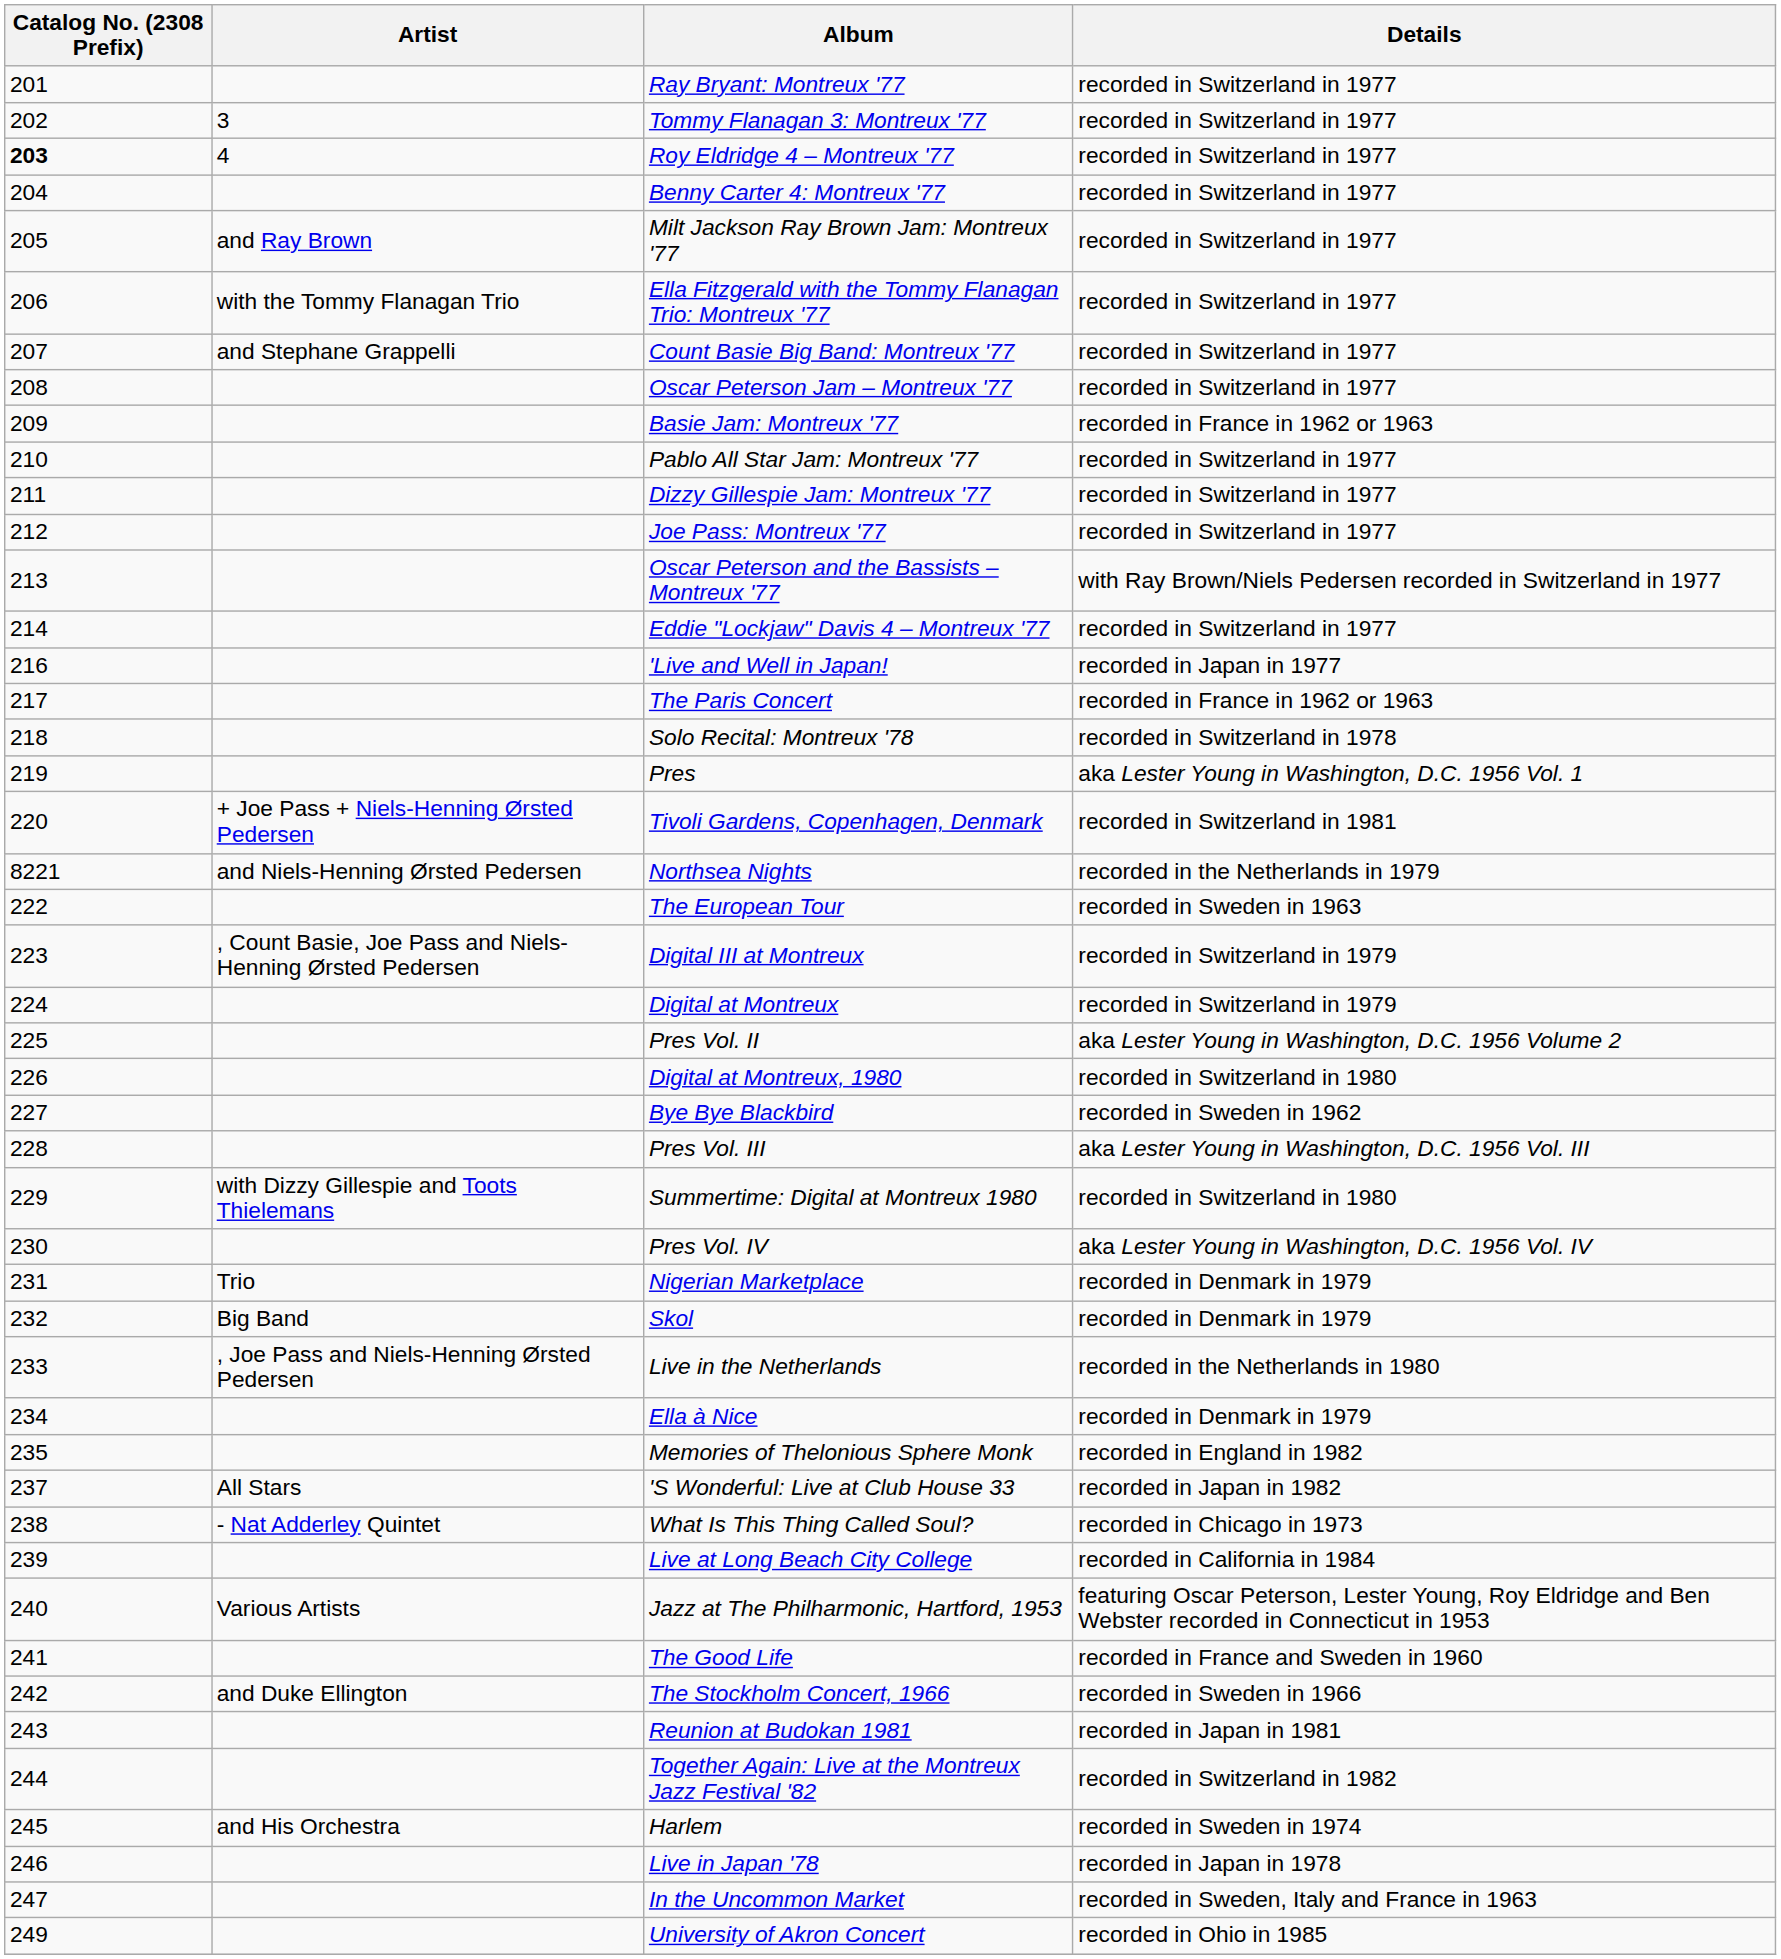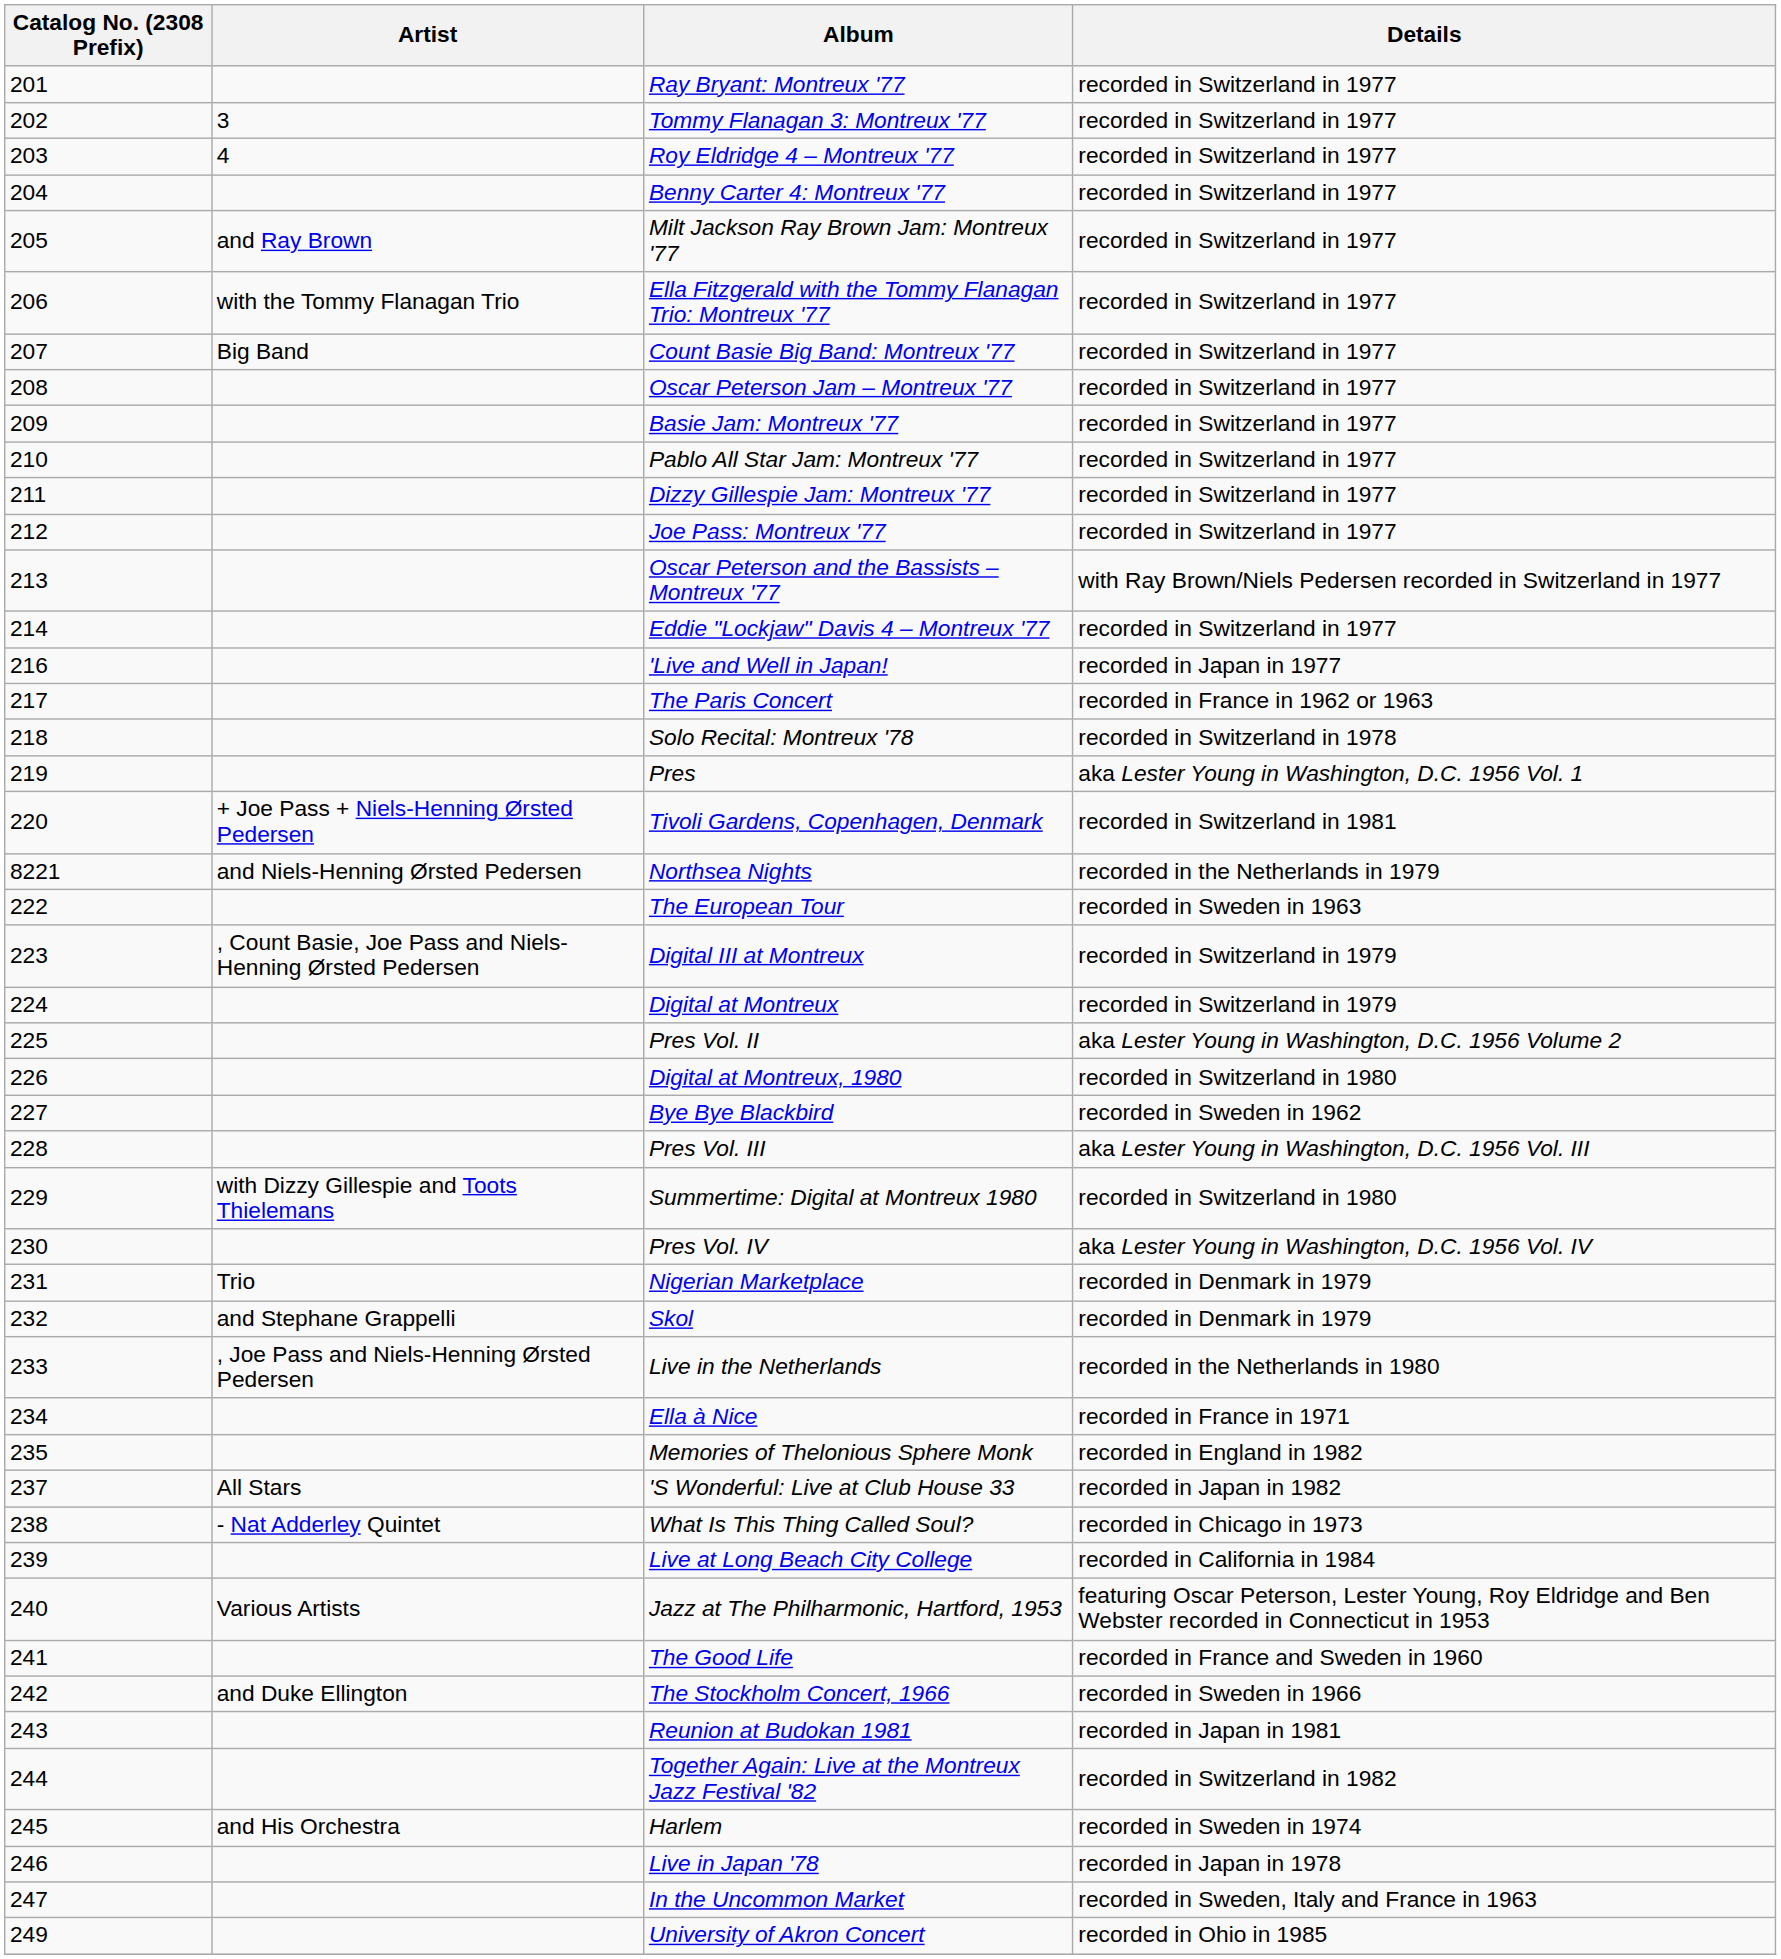(29, 156) bold -> (29, 156) normal
(336, 351) and Stephane Grappelli -> (263, 351) Big Band
(1256, 423) recorded in France in 1962 or 1963 -> (1237, 423) recorded in Switzerland in 1977
(263, 1318) Big Band -> (336, 1318) and Stephane Grappelli
(1225, 1416) recorded in Denmark in 1979 -> (1214, 1416) recorded in France in 1971
